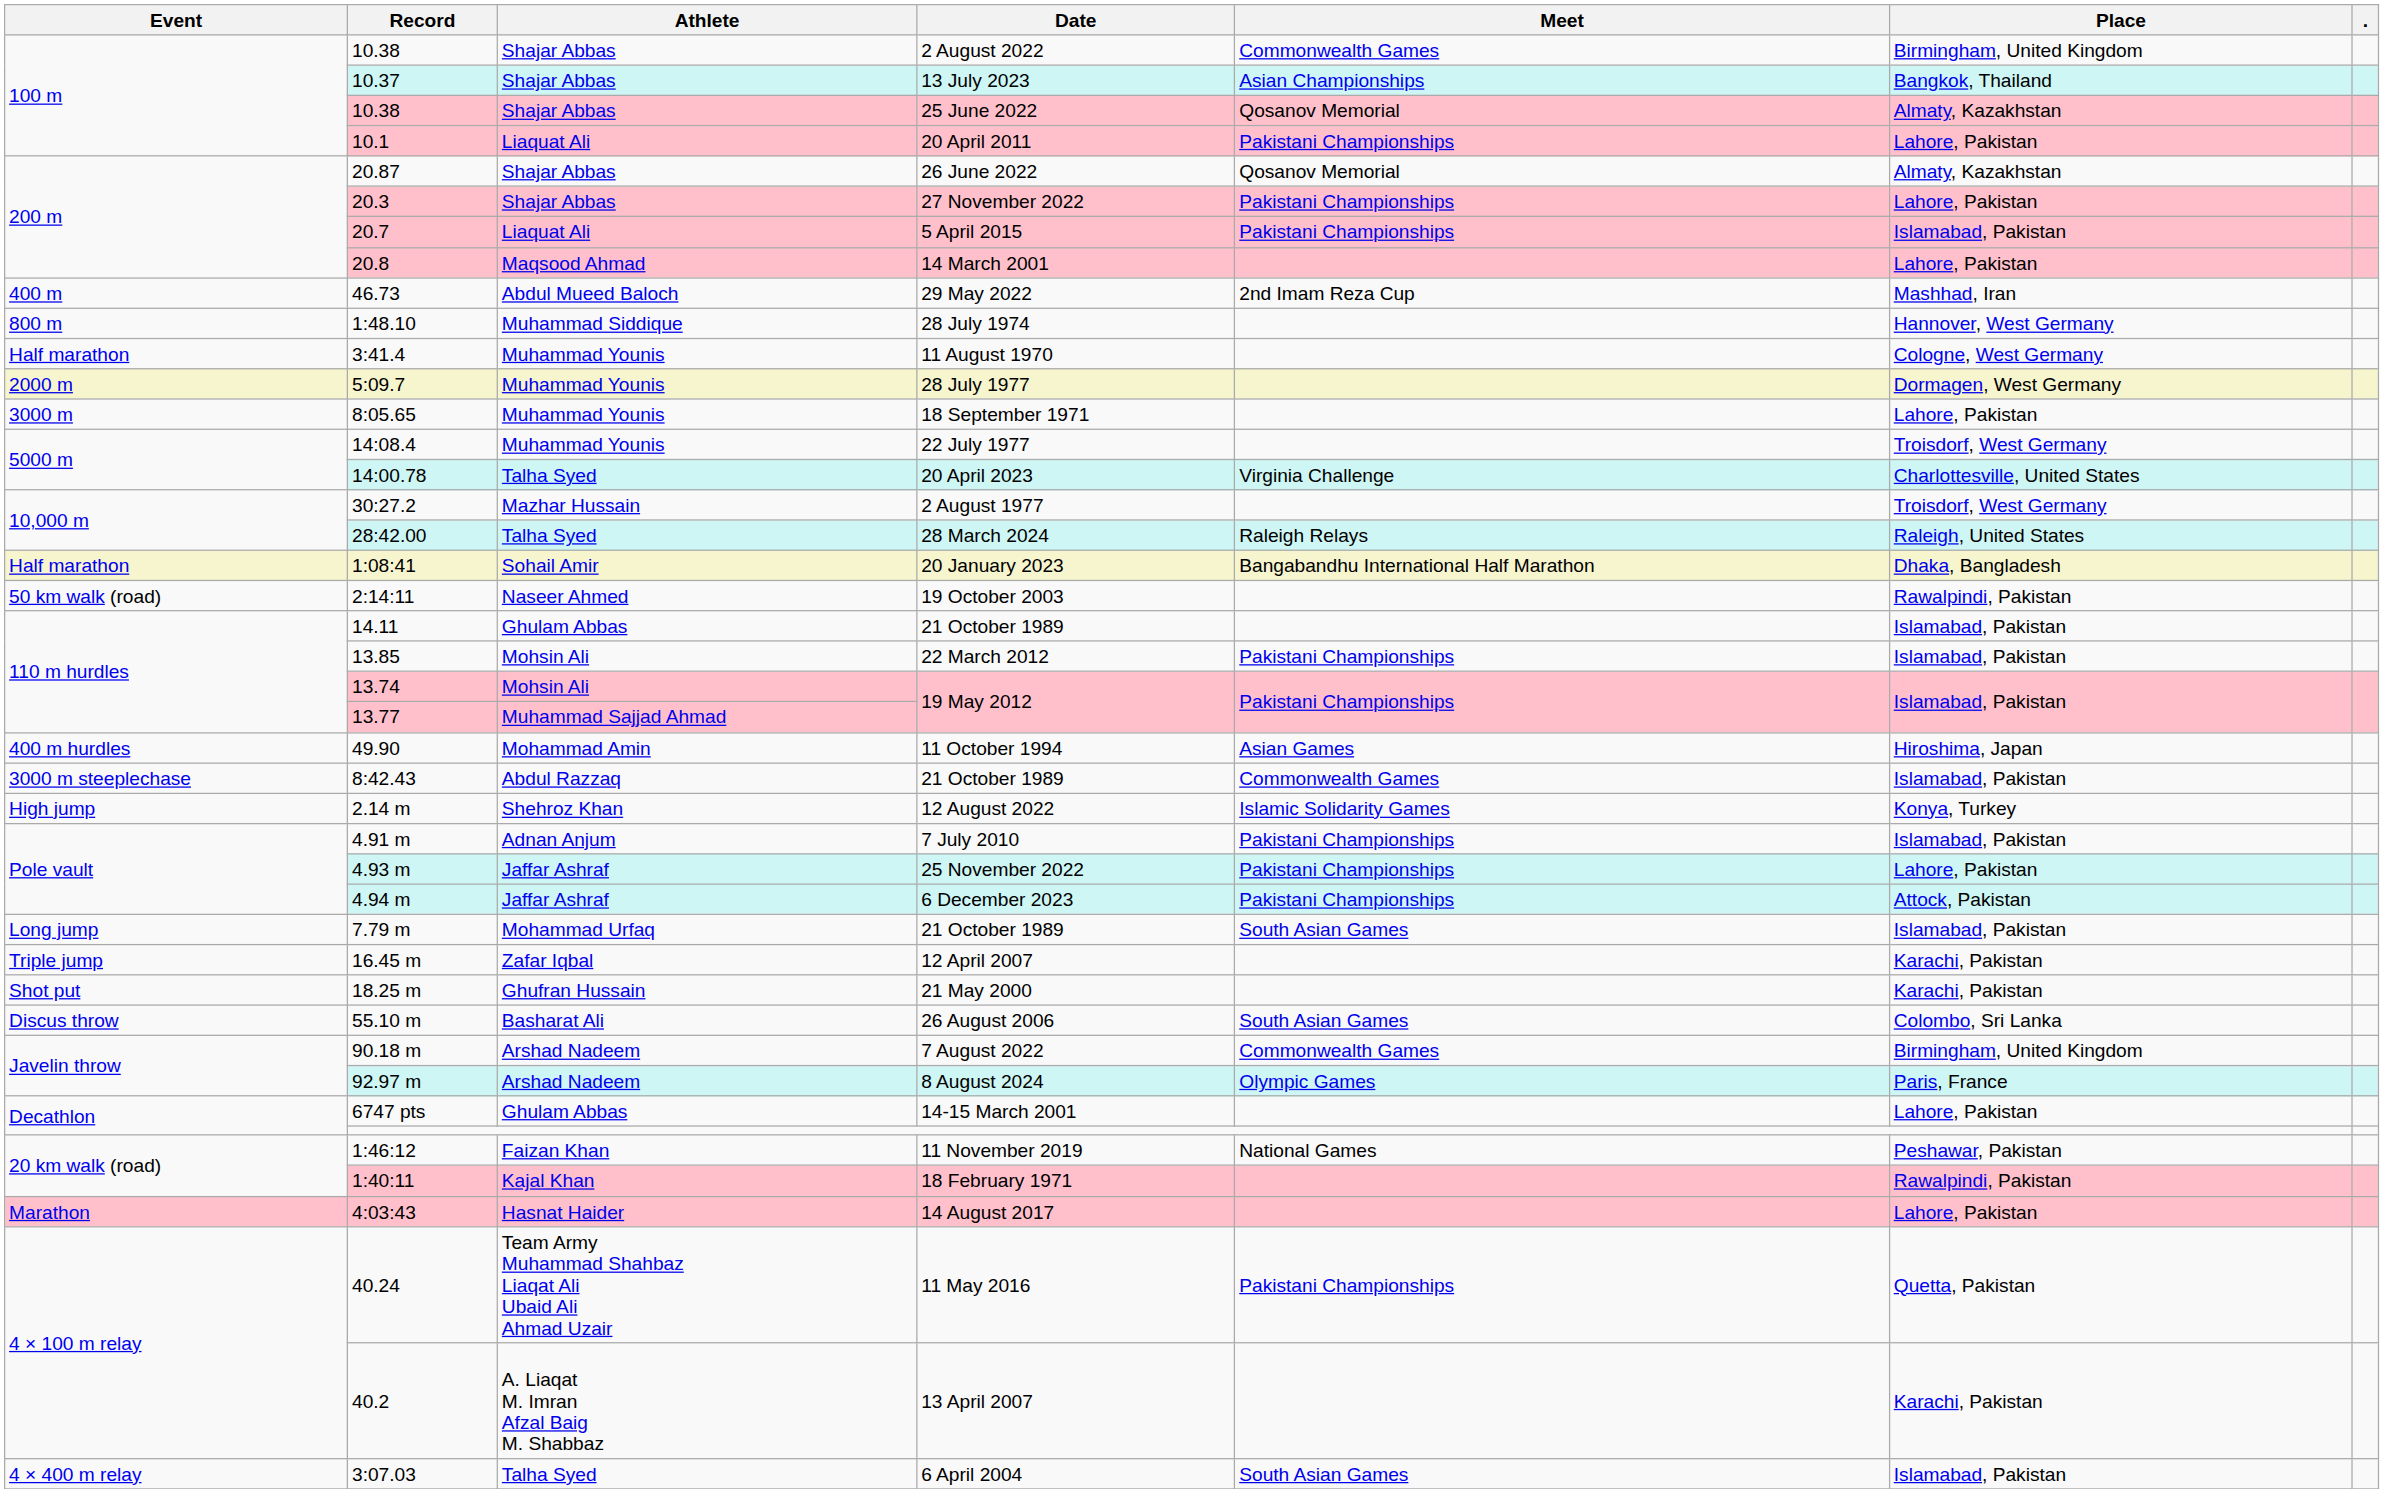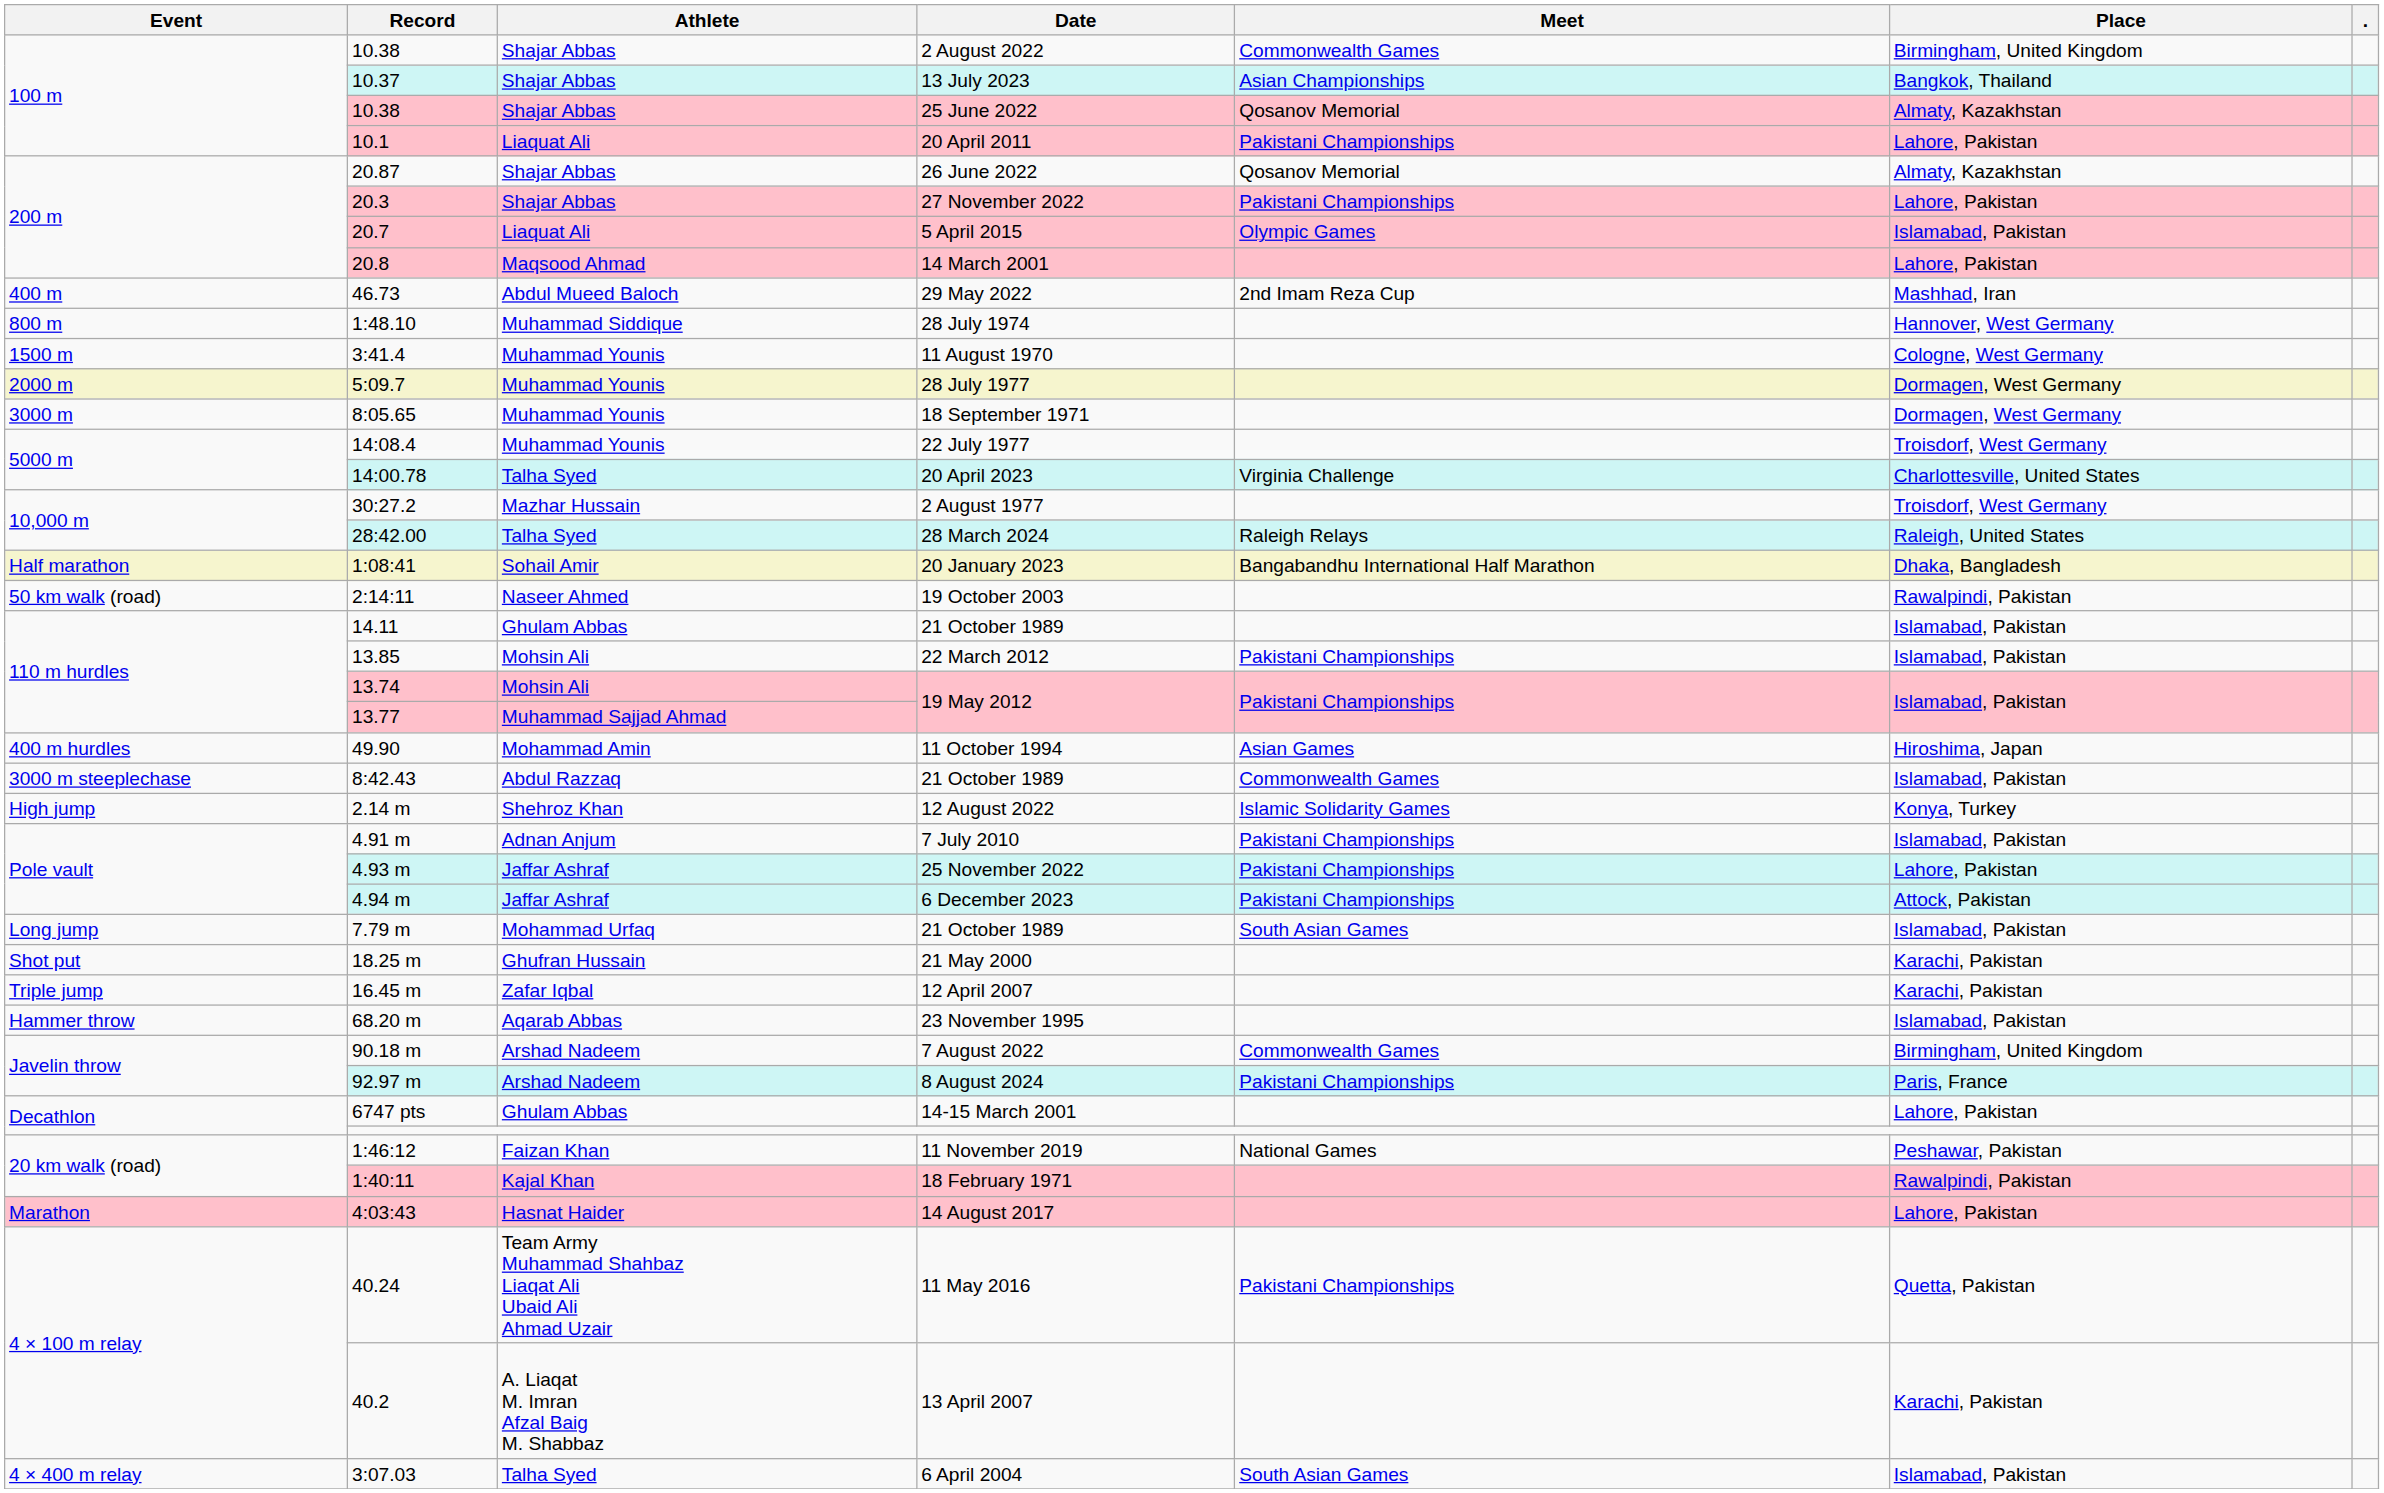(1347, 232) Pakistani Championships -> (1307, 232) Olympic Games
(69, 353) Half marathon -> (41, 353) 1500 m
(1966, 414) Lahore, Pakistan -> (2007, 414) Dormagen, West Germany
rows swapped: (387, 960) <-> (387, 990)
- row: (387, 1020)
+ row: (387, 1020)
(1307, 1081) Olympic Games -> (1347, 1081) Pakistani Championships
